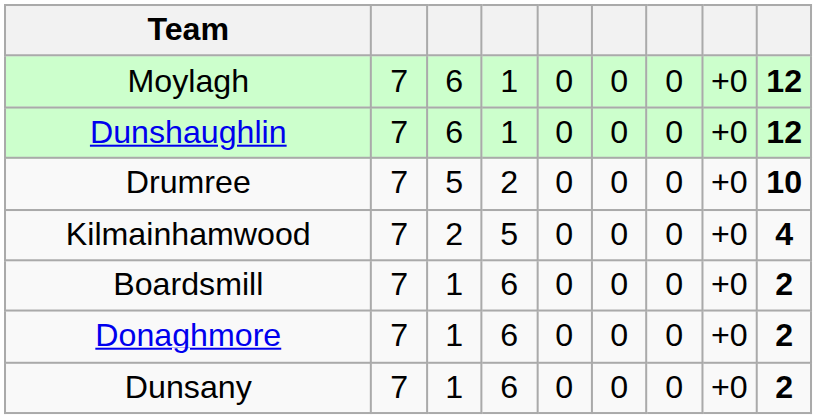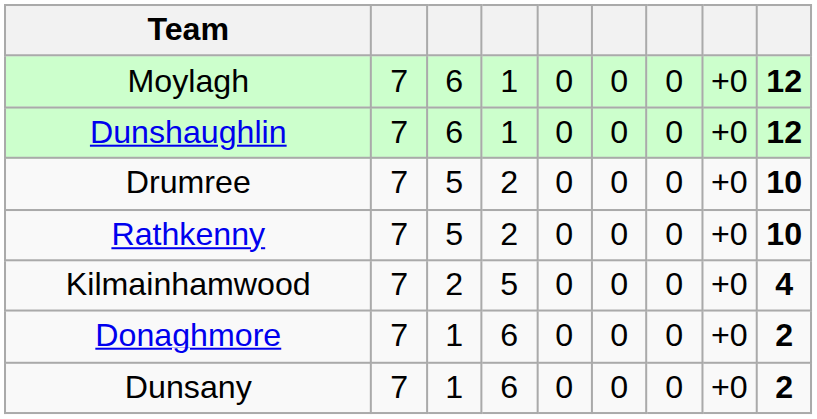+ row: (188, 234)
- row: (188, 285)
